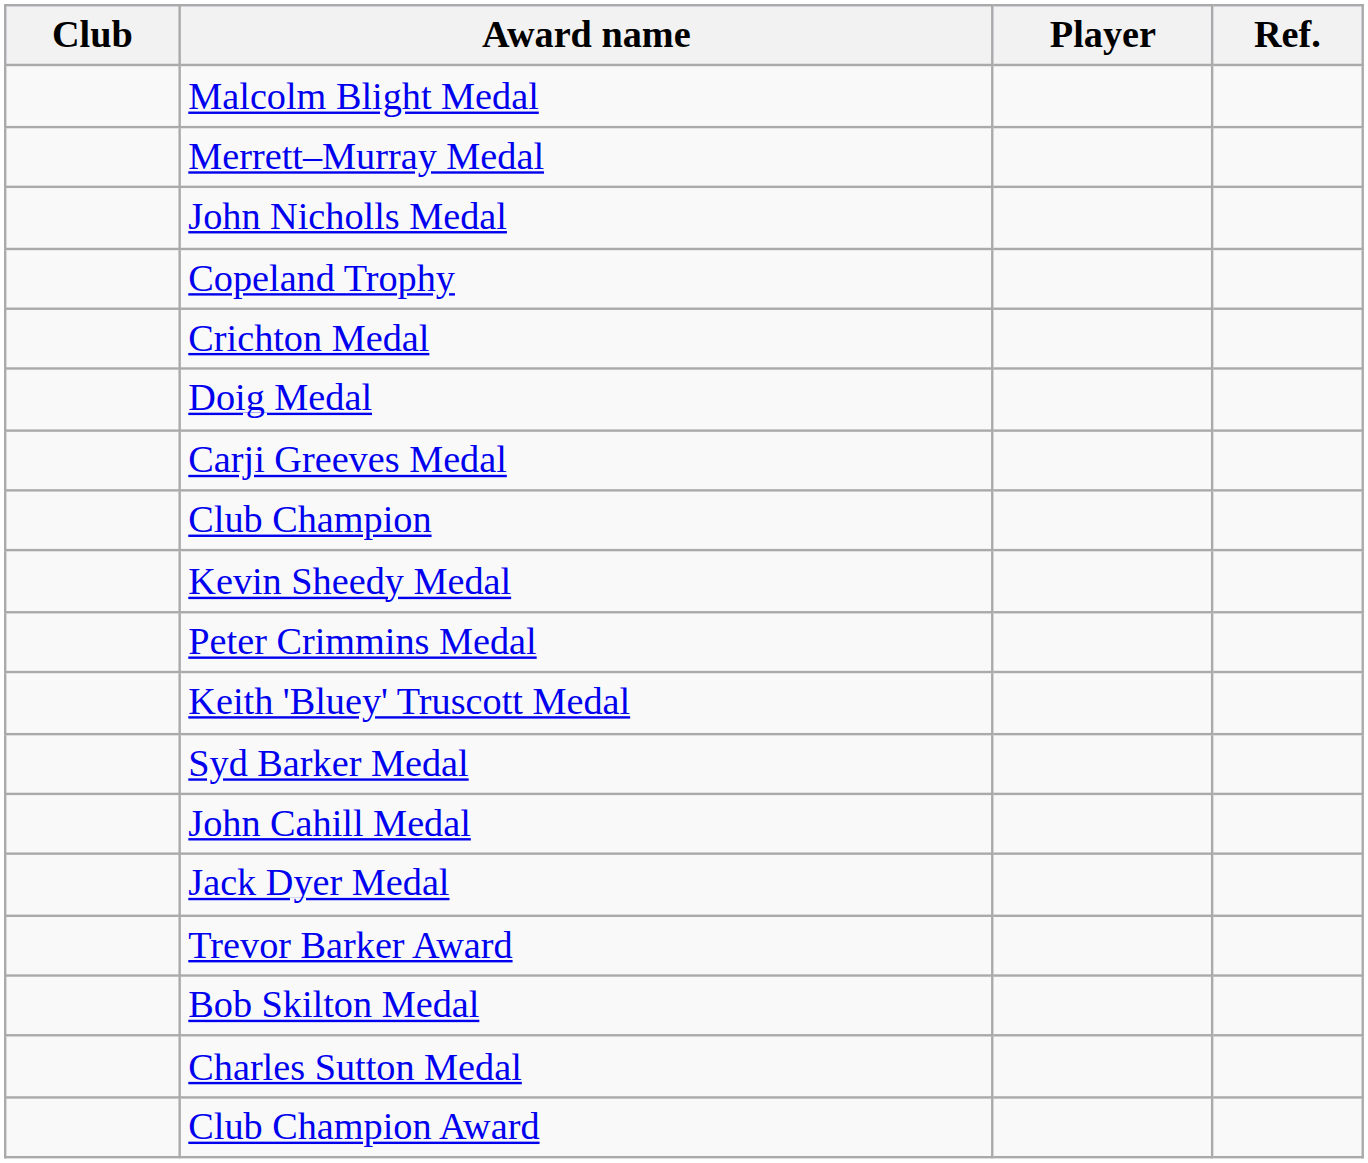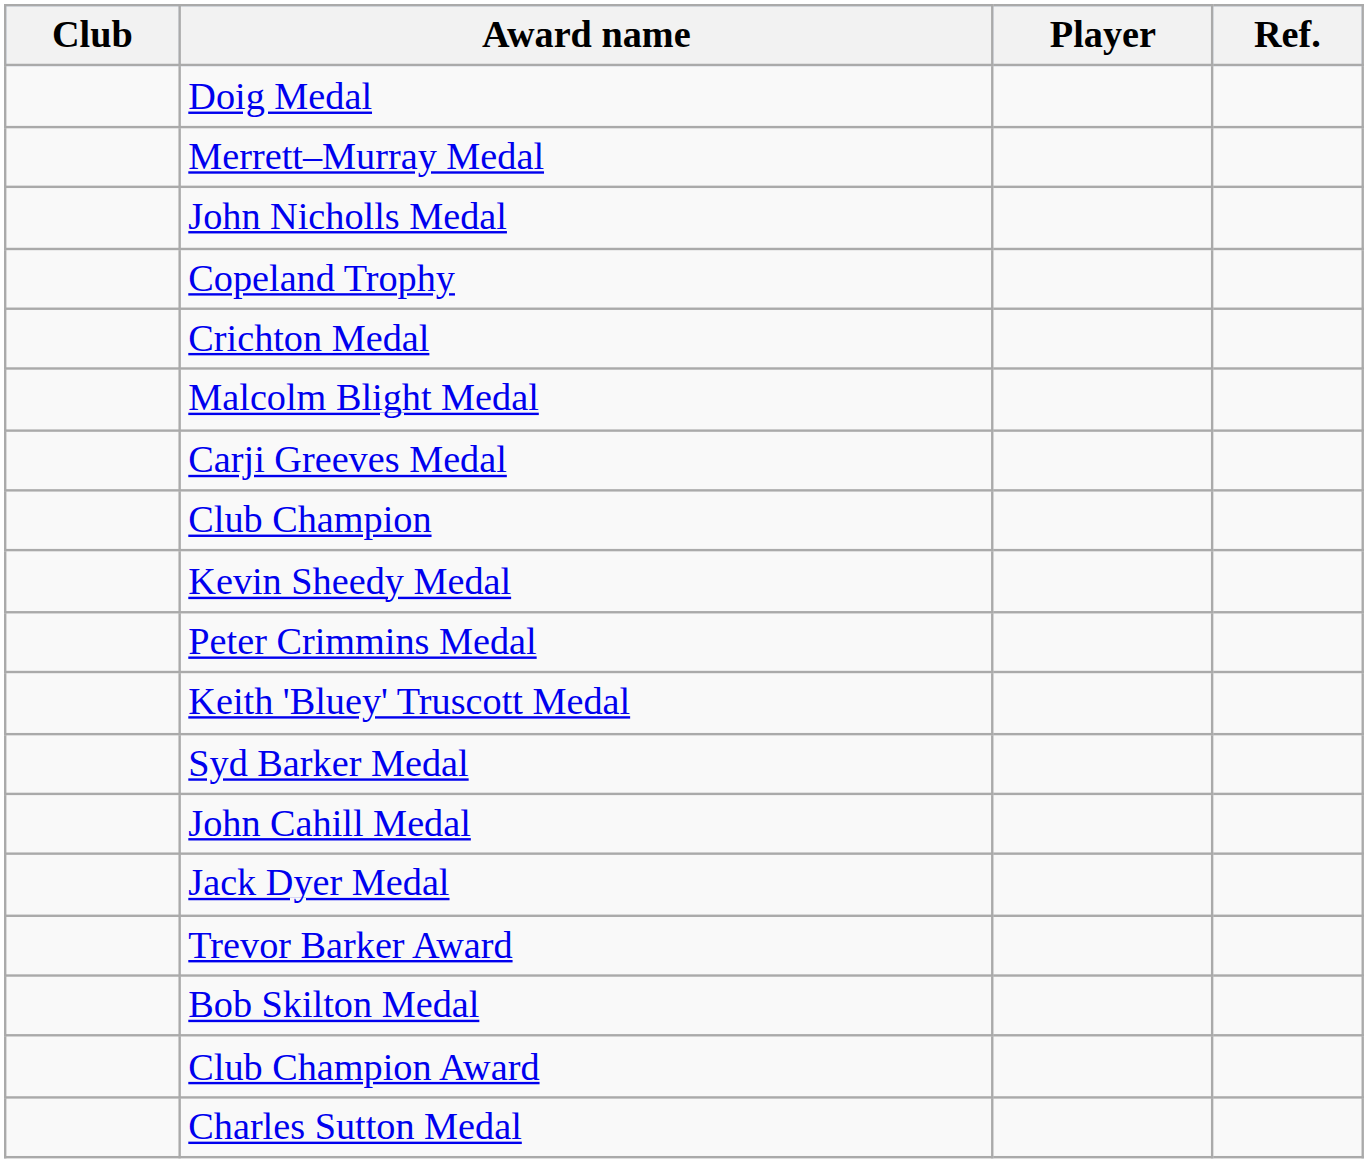rows swapped: (364, 95) <-> (280, 398)
rows swapped: (364, 1126) <-> (355, 1065)
